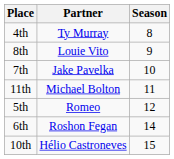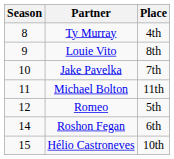columns swapped: (150, 13) <-> (21, 13)
